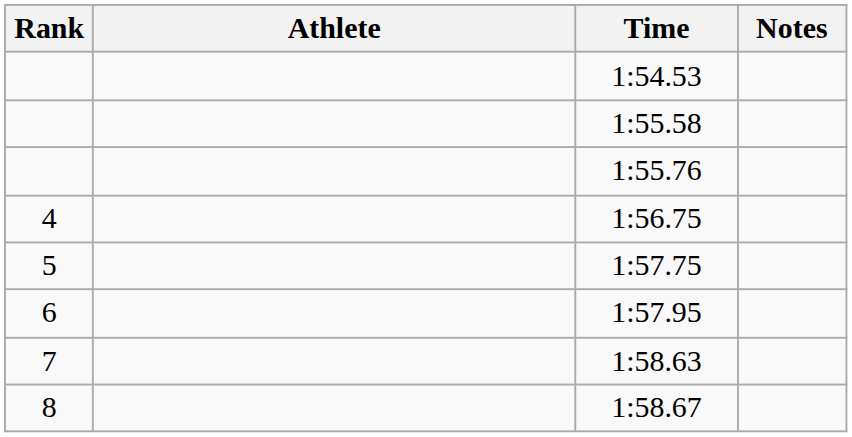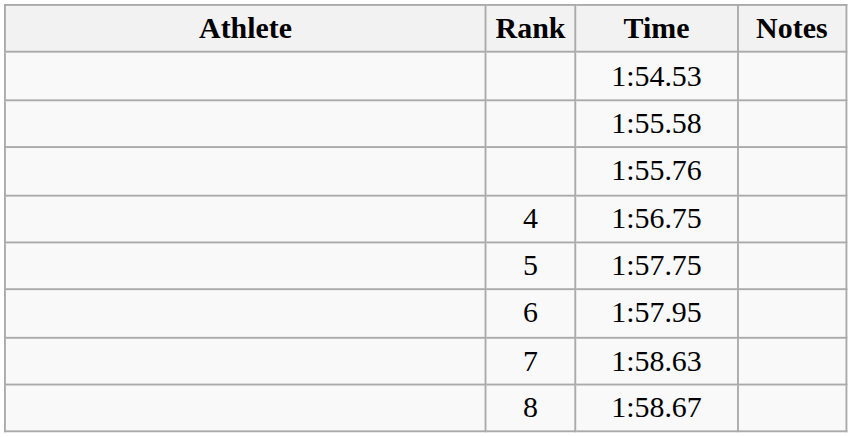columns swapped: (49, 28) <-> (334, 28)
